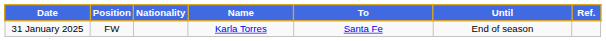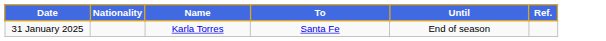- column: (112, 13)
